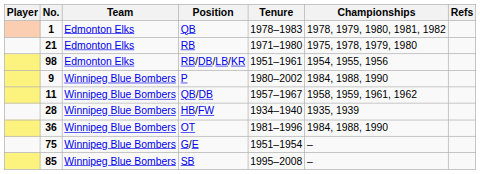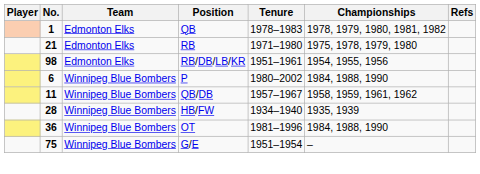(51, 78) 9 -> (51, 78) 6
- row: (188, 161)
